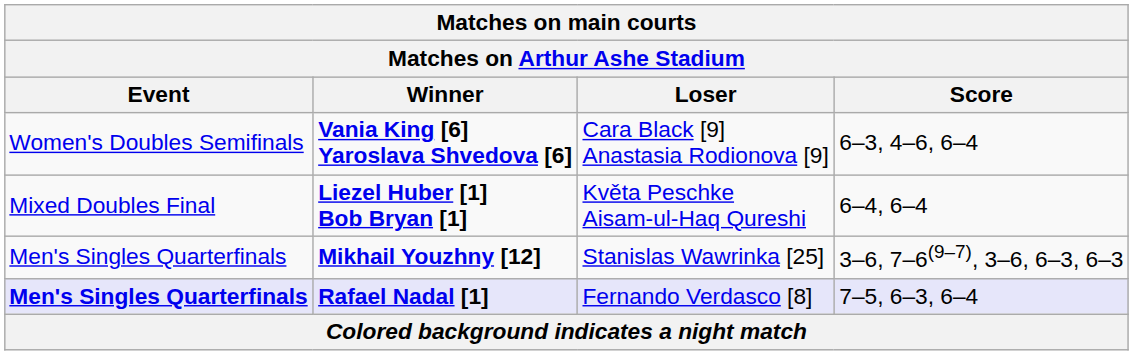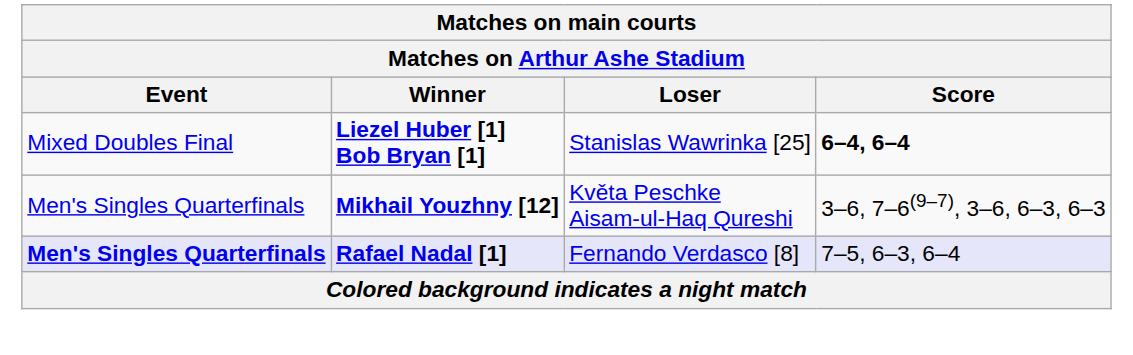- row: (445, 143)
(694, 204) Květa Peschke Aisam-ul-Haq Qureshi -> (690, 143) Stanislas Wawrinka [25]
(883, 204) normal -> (866, 143) bold
(703, 256) Stanislas Wawrinka [25] -> (681, 204) Květa Peschke Aisam-ul-Haq Qureshi
